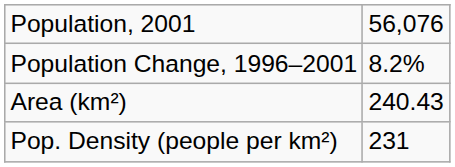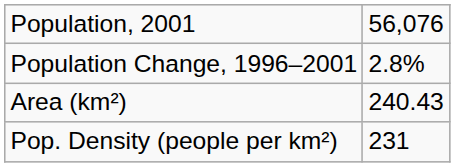(397, 63) 8.2% -> (397, 63) 2.8%
